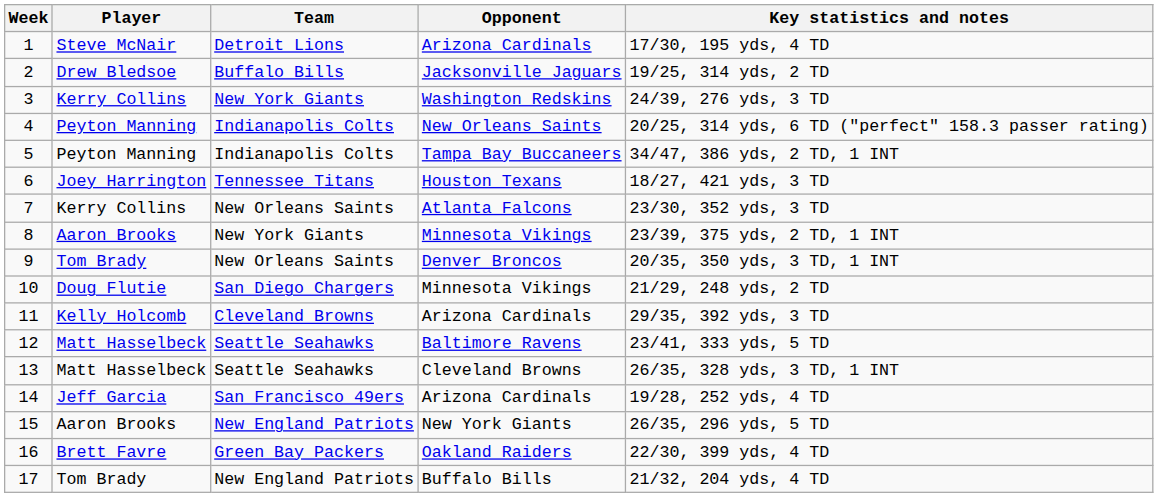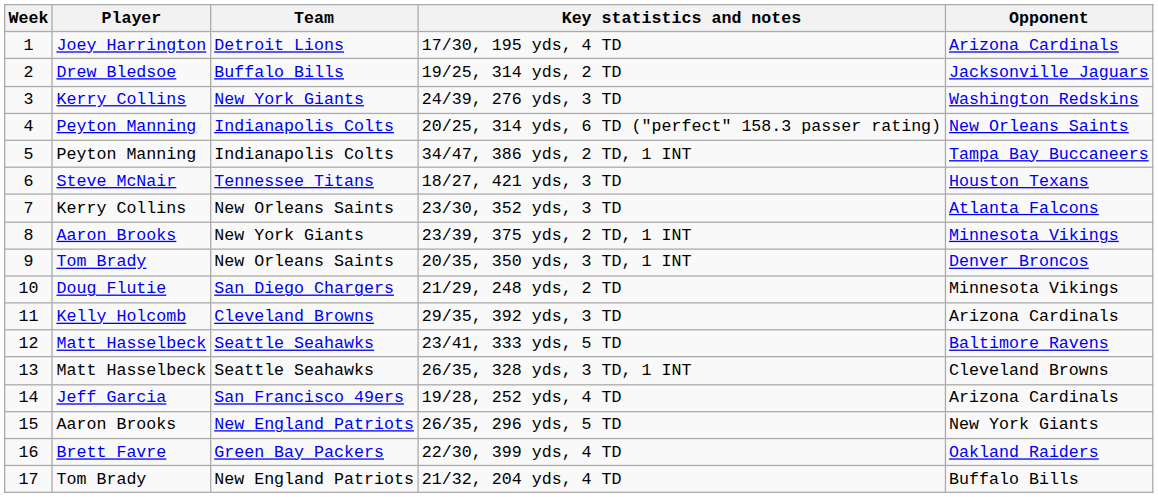columns swapped: (522, 18) <-> (889, 18)
(116, 45) Steve McNair -> (131, 45) Joey Harrington
(131, 181) Joey Harrington -> (116, 181) Steve McNair
